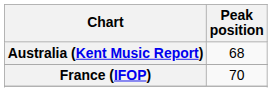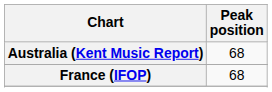(237, 75) 70 -> (237, 75) 68
